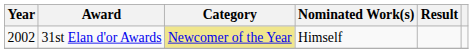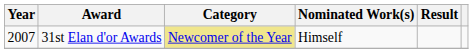(21, 37) 2002 -> (21, 37) 2007
